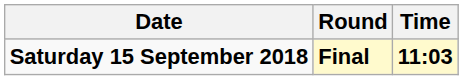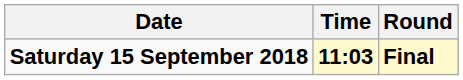columns swapped: (425, 21) <-> (353, 21)
